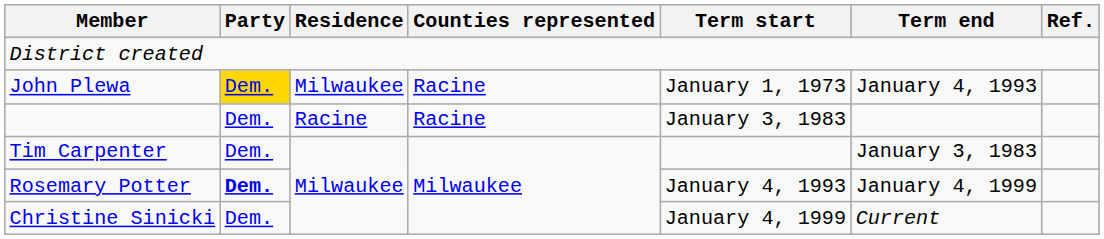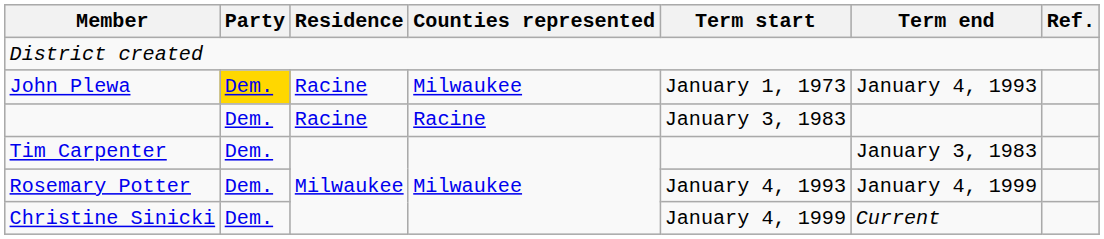(349, 87) Milwaukee -> (331, 87) Racine
(450, 87) Racine -> (468, 87) Milwaukee
(249, 185) bold -> (249, 185) normal
